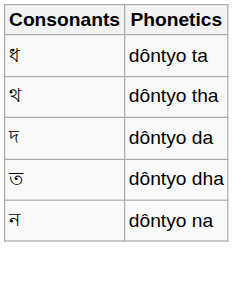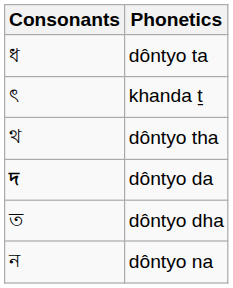+ row: (166, 96)
(14, 137) normal -> (14, 178) bold
